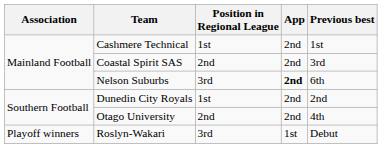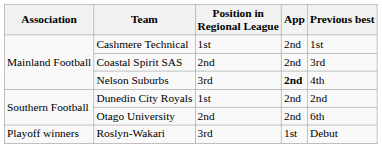(317, 80) 6th -> (317, 80) 4th
(317, 116) 4th -> (317, 116) 6th
